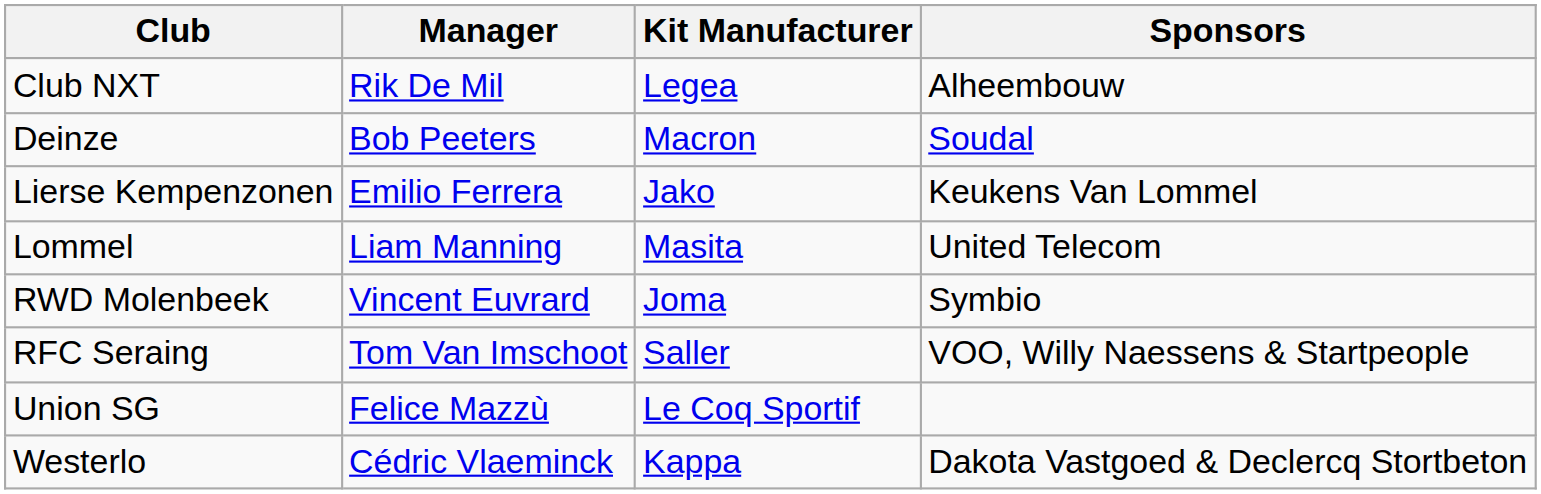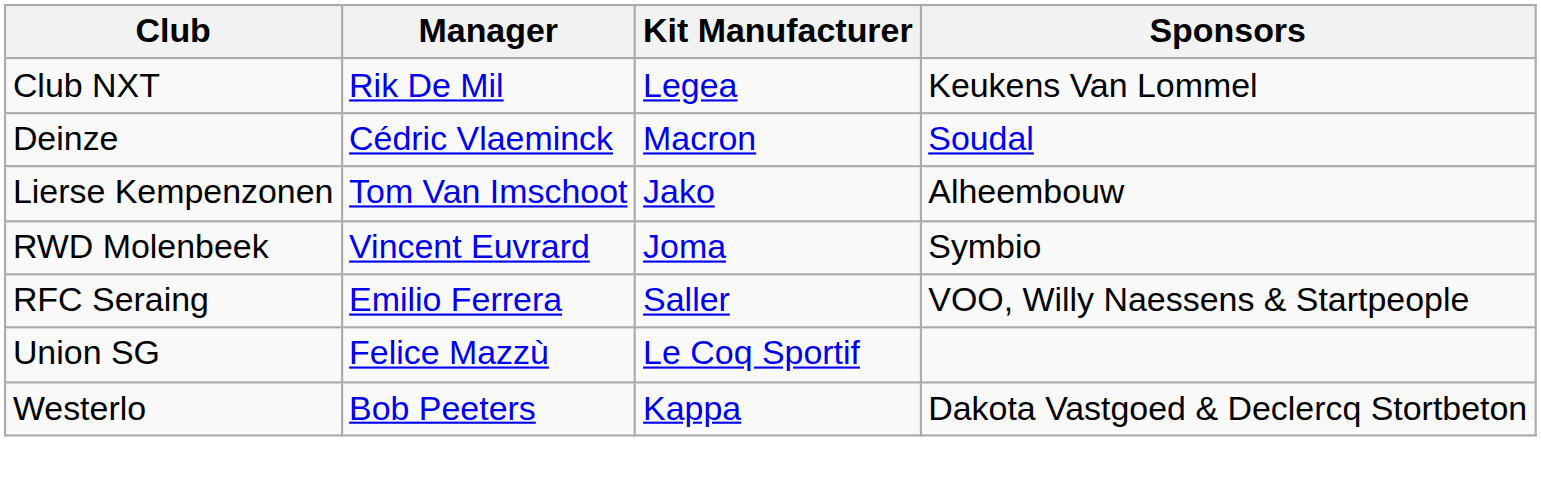(1026, 85) Alheembouw -> (1093, 85) Keukens Van Lommel
(442, 138) Bob Peeters -> (481, 138) Cédric Vlaeminck
(456, 192) Emilio Ferrera -> (488, 192) Tom Van Imschoot
(1093, 192) Keukens Van Lommel -> (1026, 192) Alheembouw
- row: (73, 246)
(488, 354) Tom Van Imschoot -> (456, 300) Emilio Ferrera
(481, 461) Cédric Vlaeminck -> (442, 407) Bob Peeters
